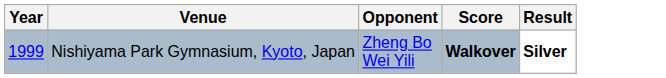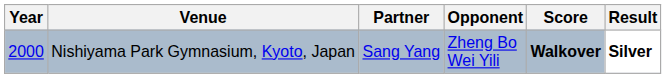+ column: (401, 18)
(26, 52) 1999 -> (26, 52) 2000
